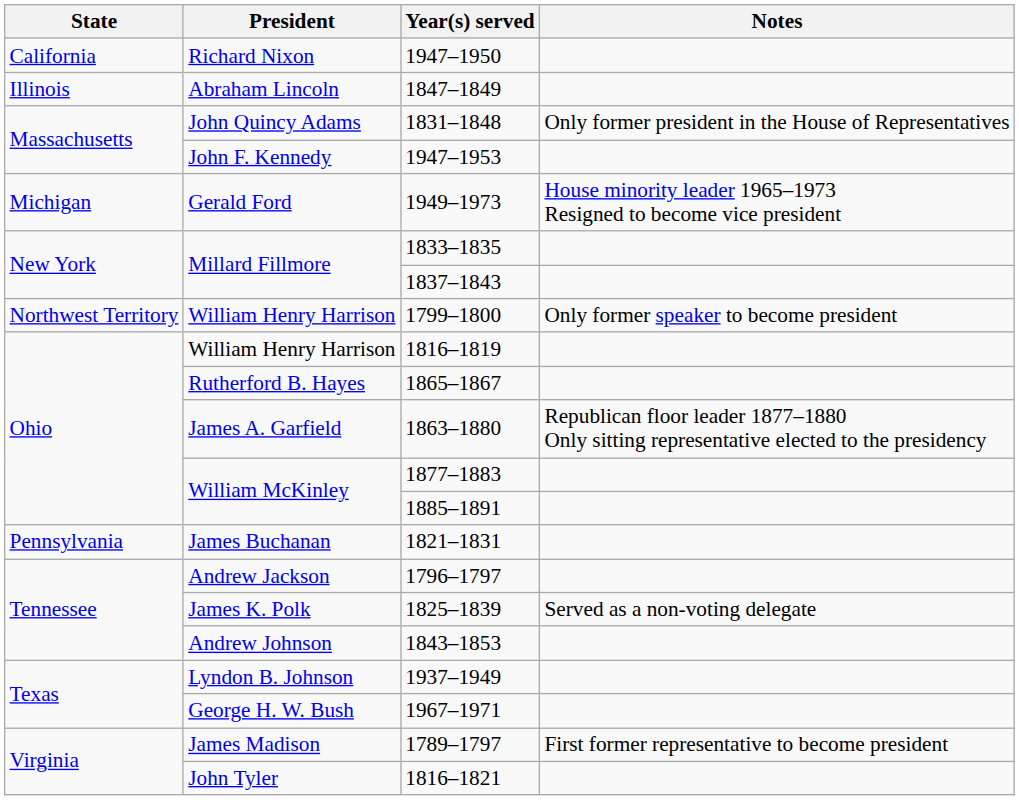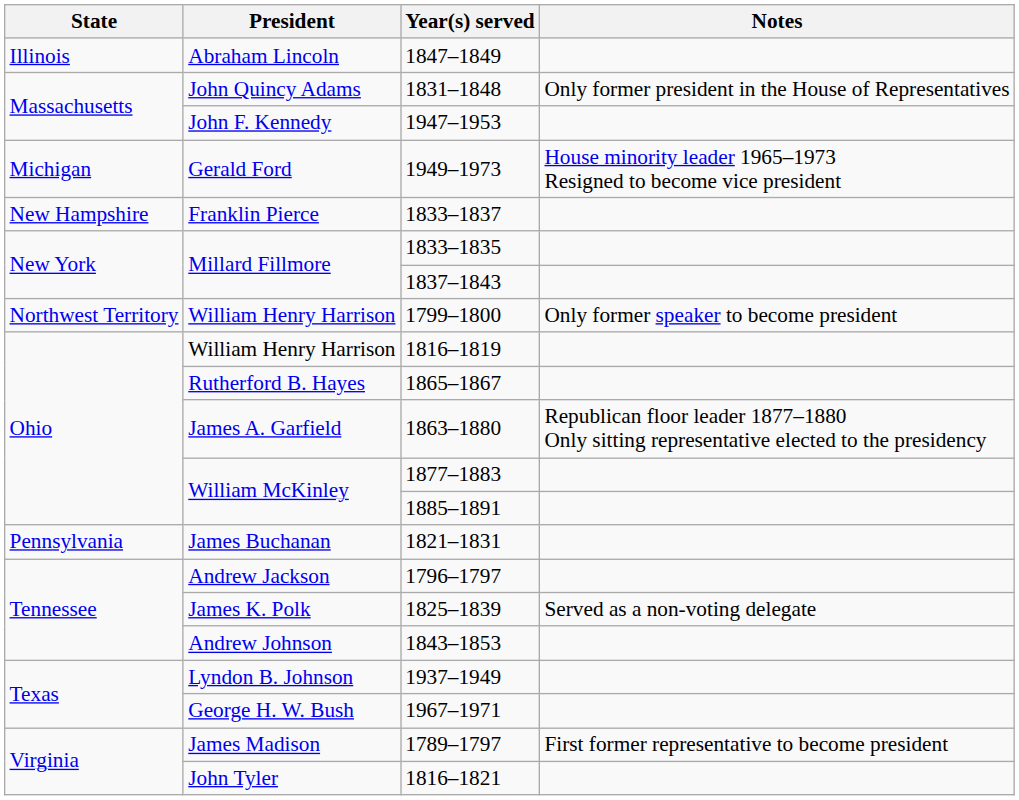- row: (453, 55)
+ row: (453, 214)
